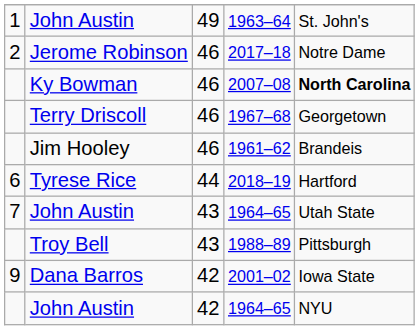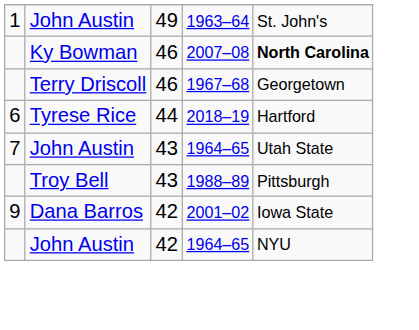- row: (15, 52)
- row: (15, 149)
